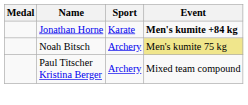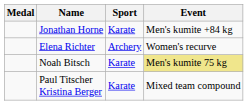(192, 29) bold -> (189, 29) normal
+ row: (67, 46)
(125, 46) Archery -> (122, 63) Karate
(125, 69) Archery -> (122, 86) Karate
